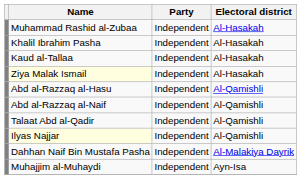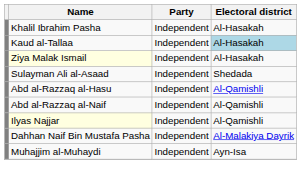- row: (74, 27)
(238, 58) no background -> (238, 43) lightblue background
+ row: (60, 74)
- row: (53, 120)
